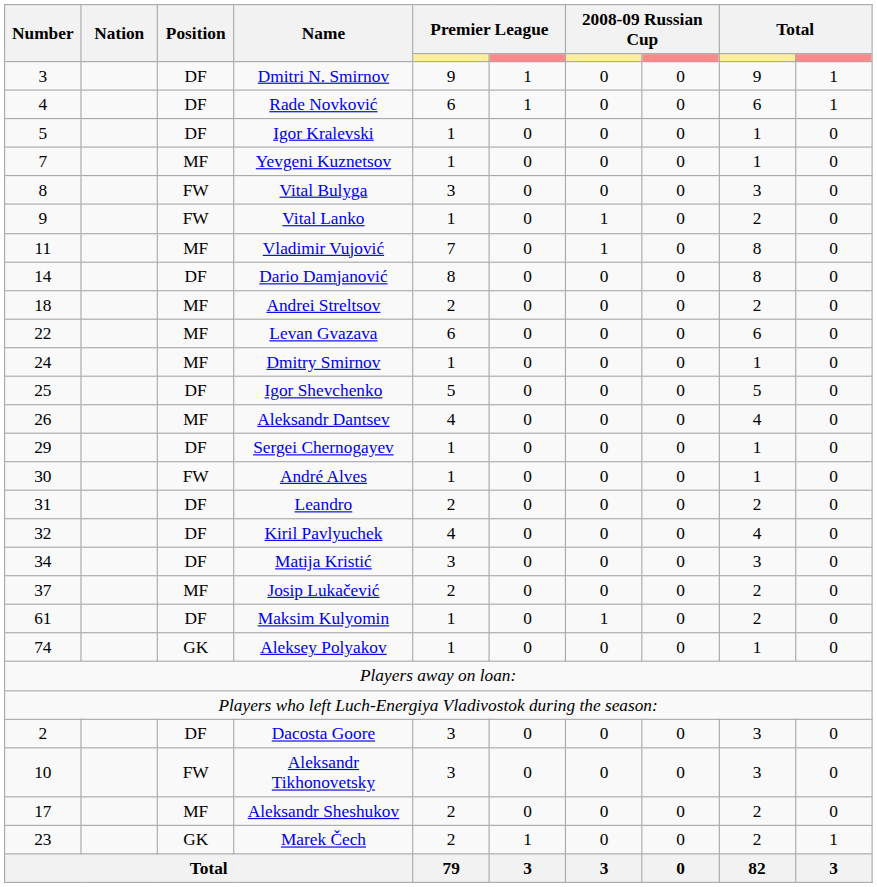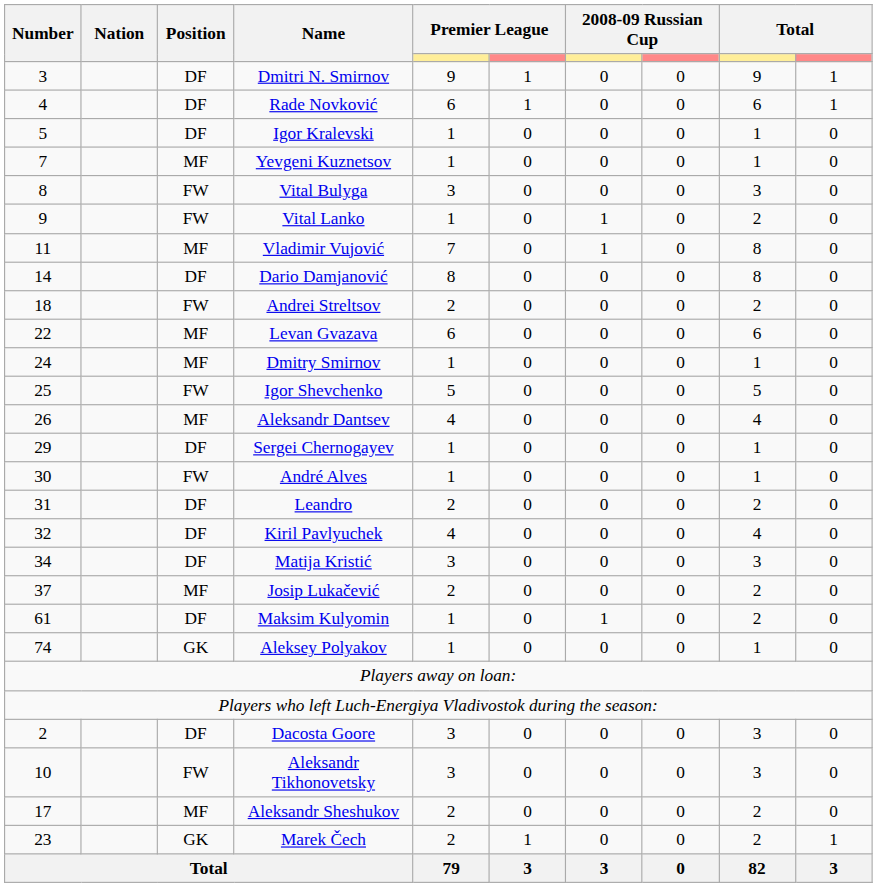(196, 304) MF -> (196, 304) FW
(196, 390) DF -> (196, 390) FW
